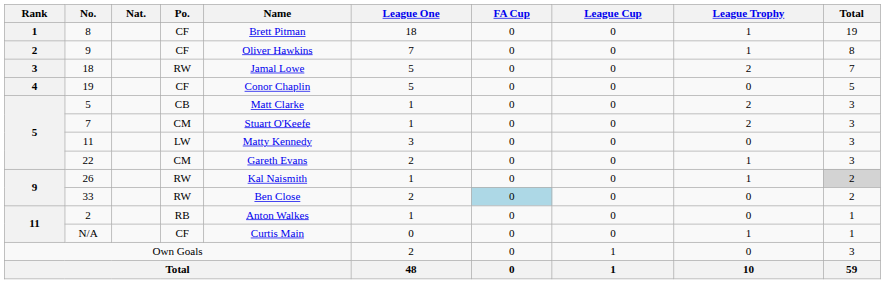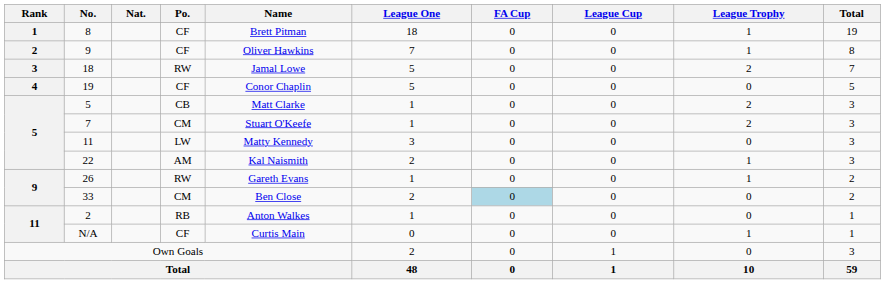(182, 160) CM -> (183, 160) AM
(277, 160) Gareth Evans -> (278, 160) Kal Naismith
(277, 178) Kal Naismith -> (278, 178) Gareth Evans
(852, 178) lightgrey background -> (852, 178) no background
(182, 196) RW -> (183, 196) CM
